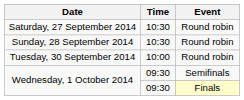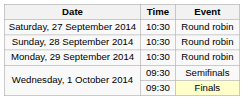+ row: (73, 57)
- row: (73, 57)
